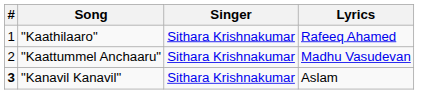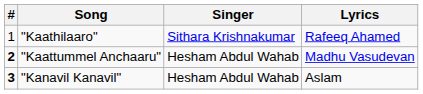(11, 57) normal -> (11, 57) bold
(231, 57) Sithara Krishnakumar -> (233, 57) Hesham Abdul Wahab
(231, 78) Sithara Krishnakumar -> (233, 78) Hesham Abdul Wahab
